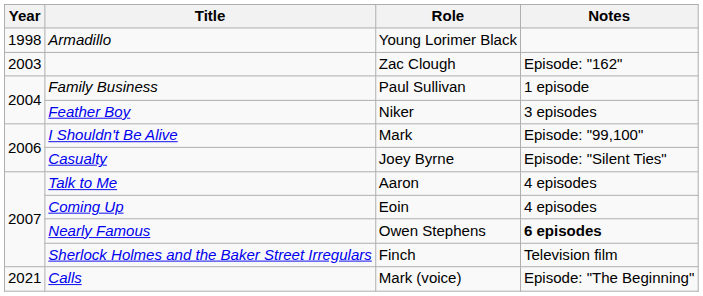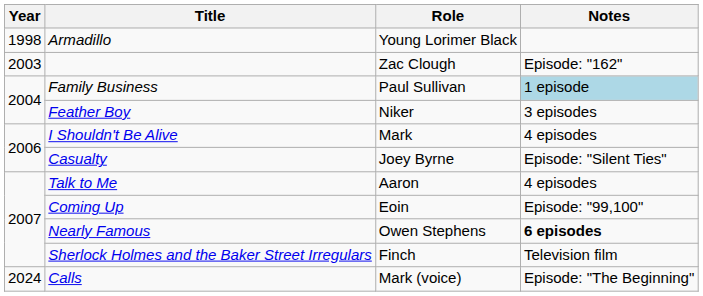(557, 87) no background -> (557, 87) lightblue background
(584, 135) Episode: "99,100" -> (560, 135) 4 episodes
(560, 207) 4 episodes -> (584, 207) Episode: "99,100"
(25, 278) 2021 -> (25, 278) 2024
